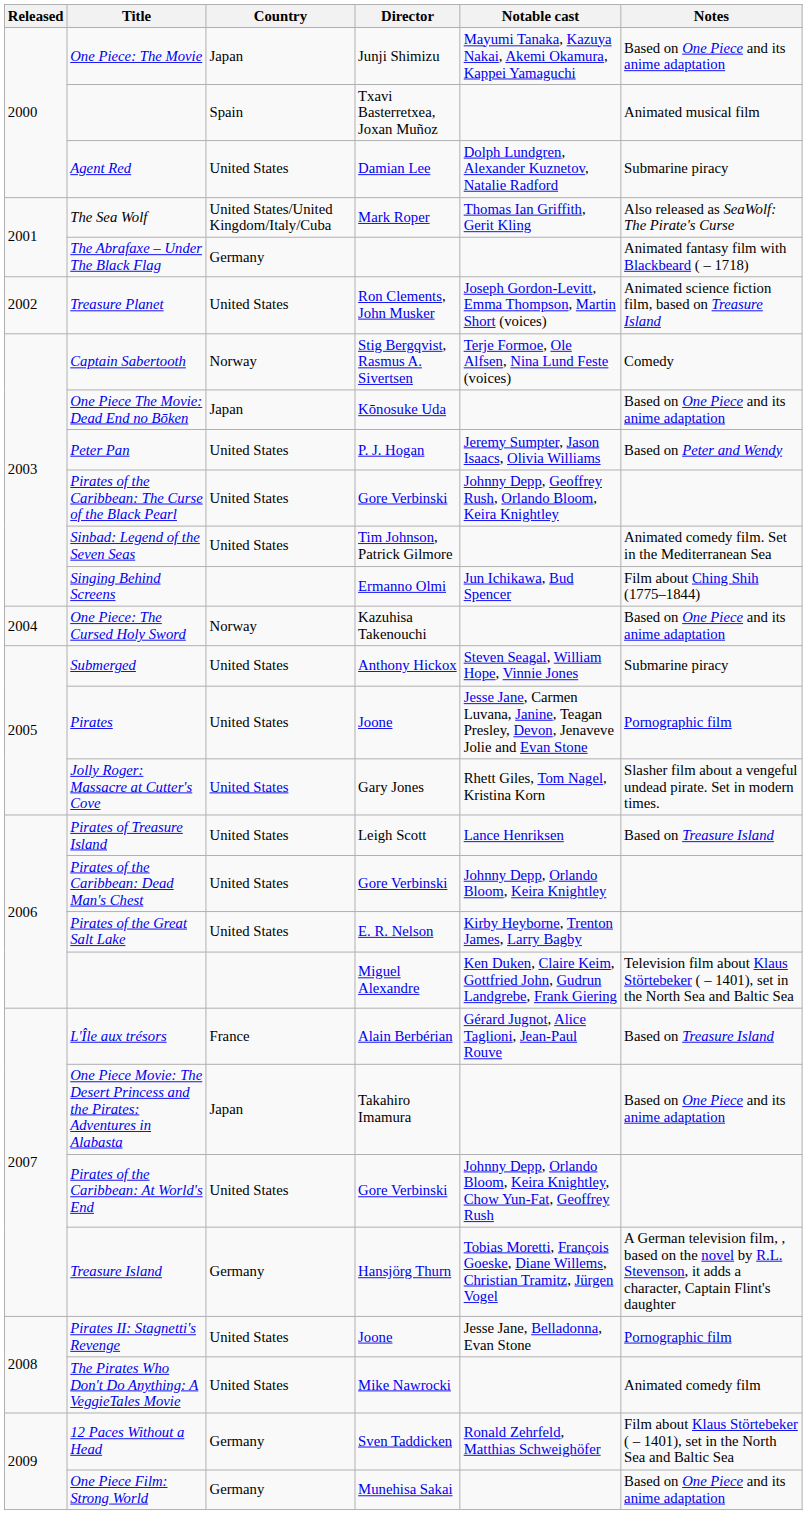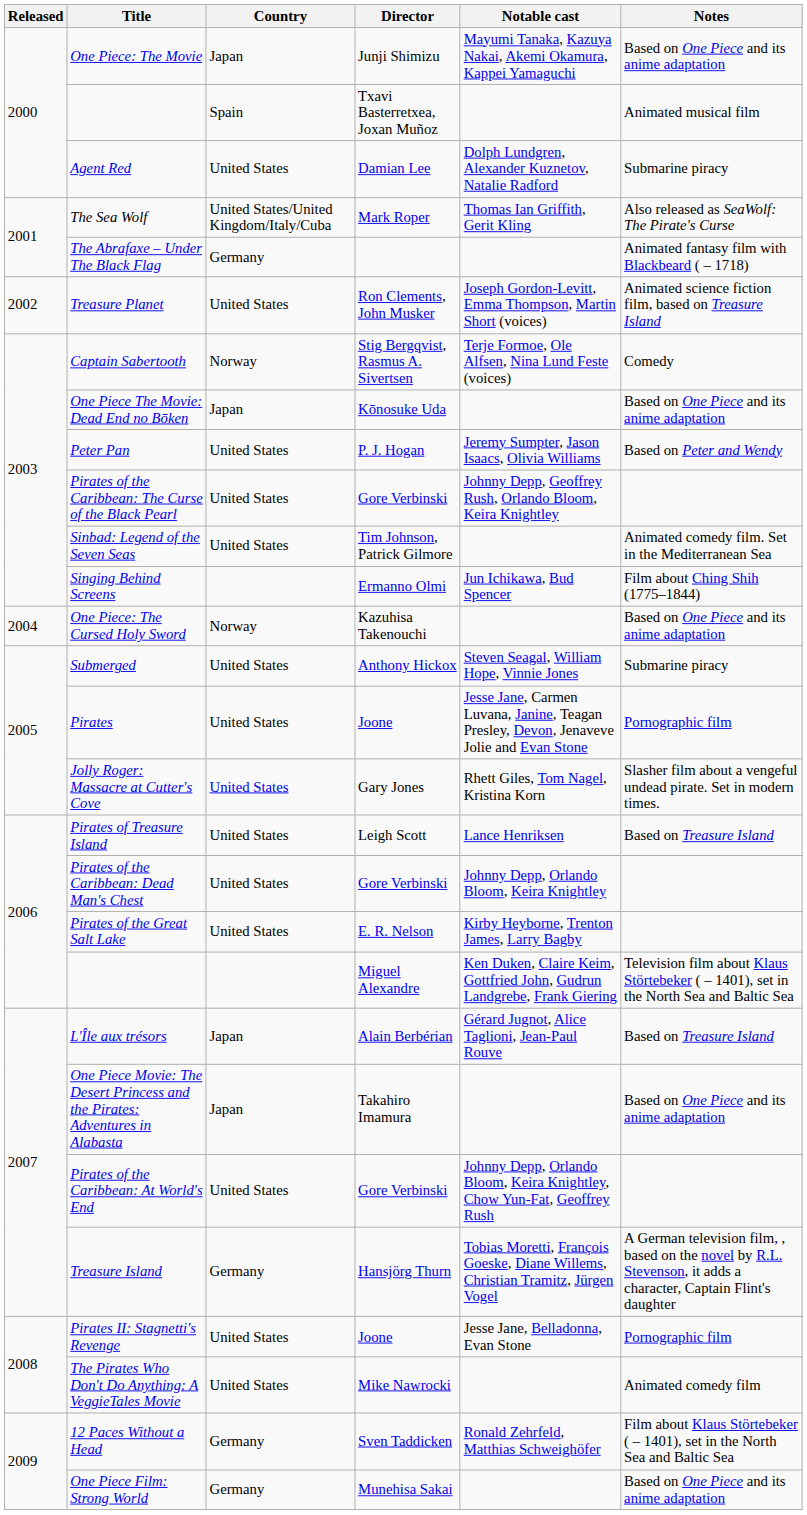(230, 1036) France -> (226, 1036) Japan
